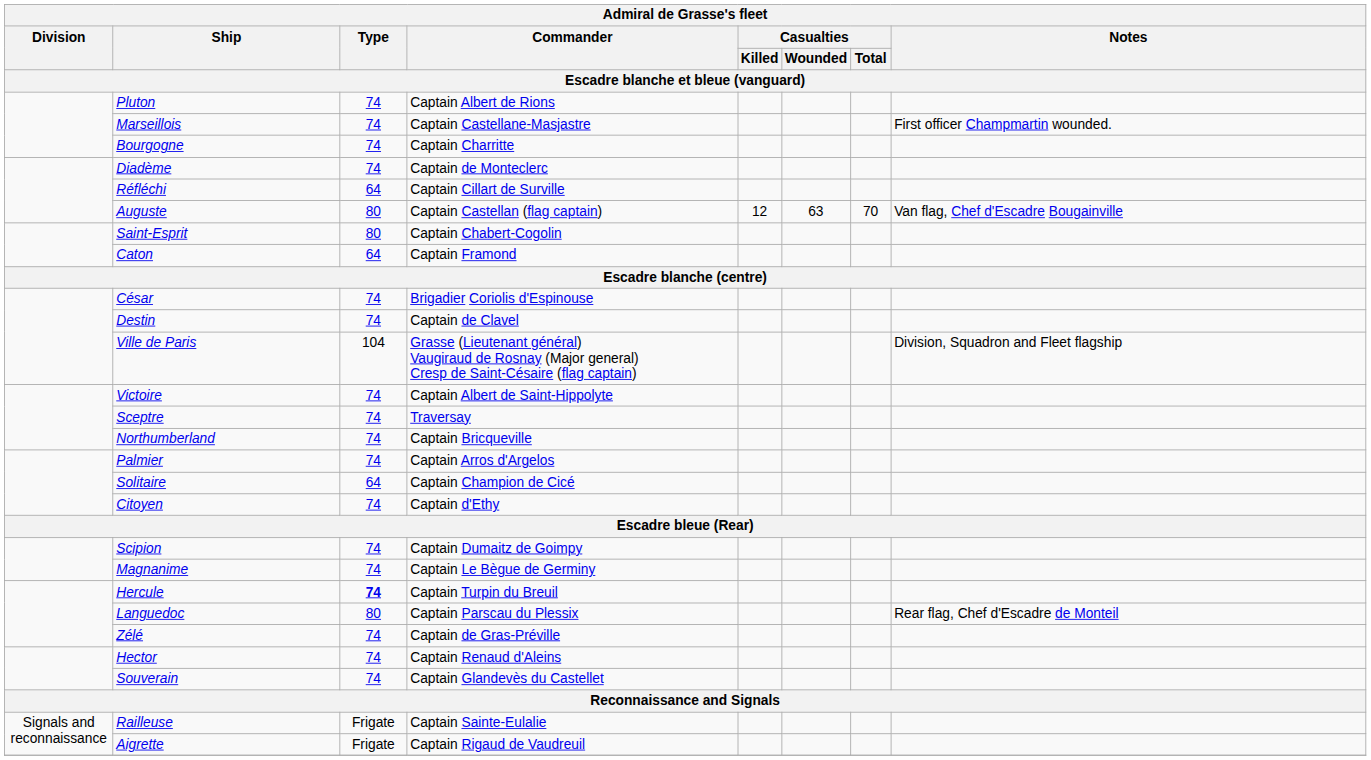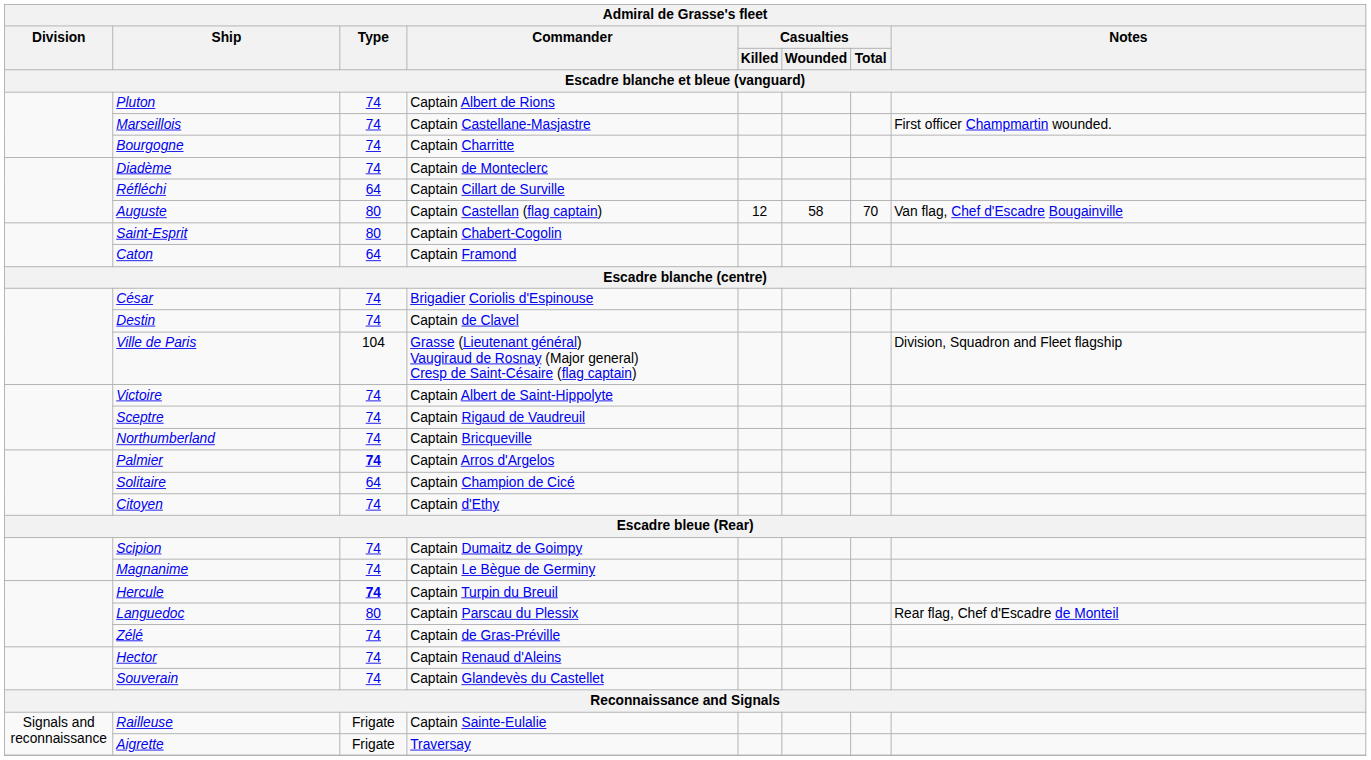(816, 211) 63 -> (816, 211) 58
(441, 417) Traversay -> (498, 417) Captain Rigaud de Vaudreuil
(373, 460) normal -> (373, 460) bold
(498, 744) Captain Rigaud de Vaudreuil -> (441, 744) Traversay
